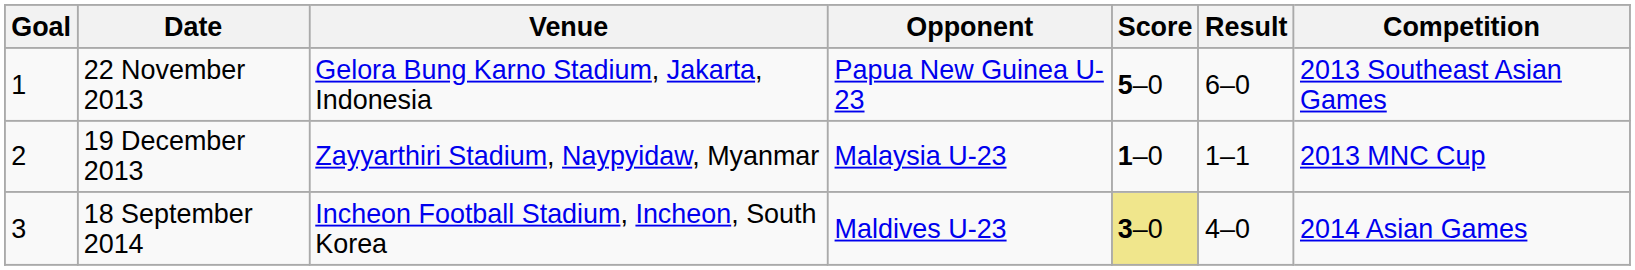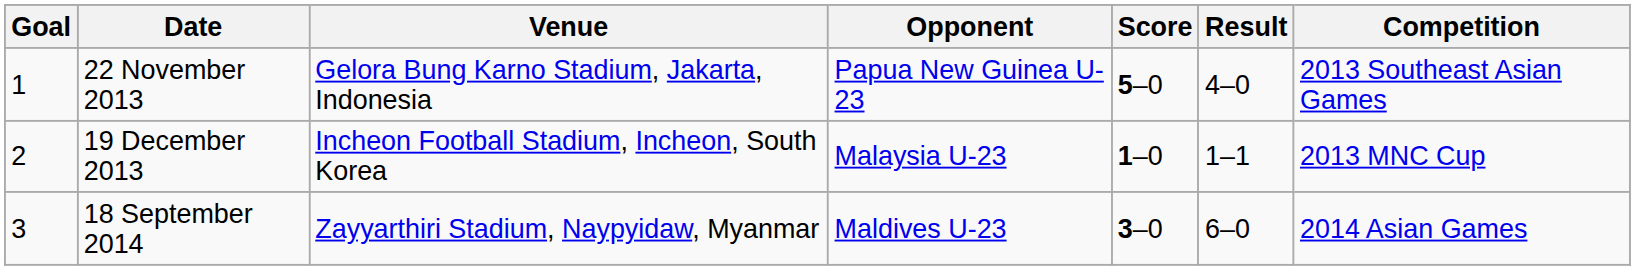(1228, 84) 6–0 -> (1228, 84) 4–0
(567, 157) Zayyarthiri Stadium, Naypyidaw, Myanmar -> (566, 157) Incheon Football Stadium, Incheon, South Korea
(566, 229) Incheon Football Stadium, Incheon, South Korea -> (567, 229) Zayyarthiri Stadium, Naypyidaw, Myanmar
(1140, 229) khaki background -> (1140, 229) no background
(1228, 229) 4–0 -> (1228, 229) 6–0
